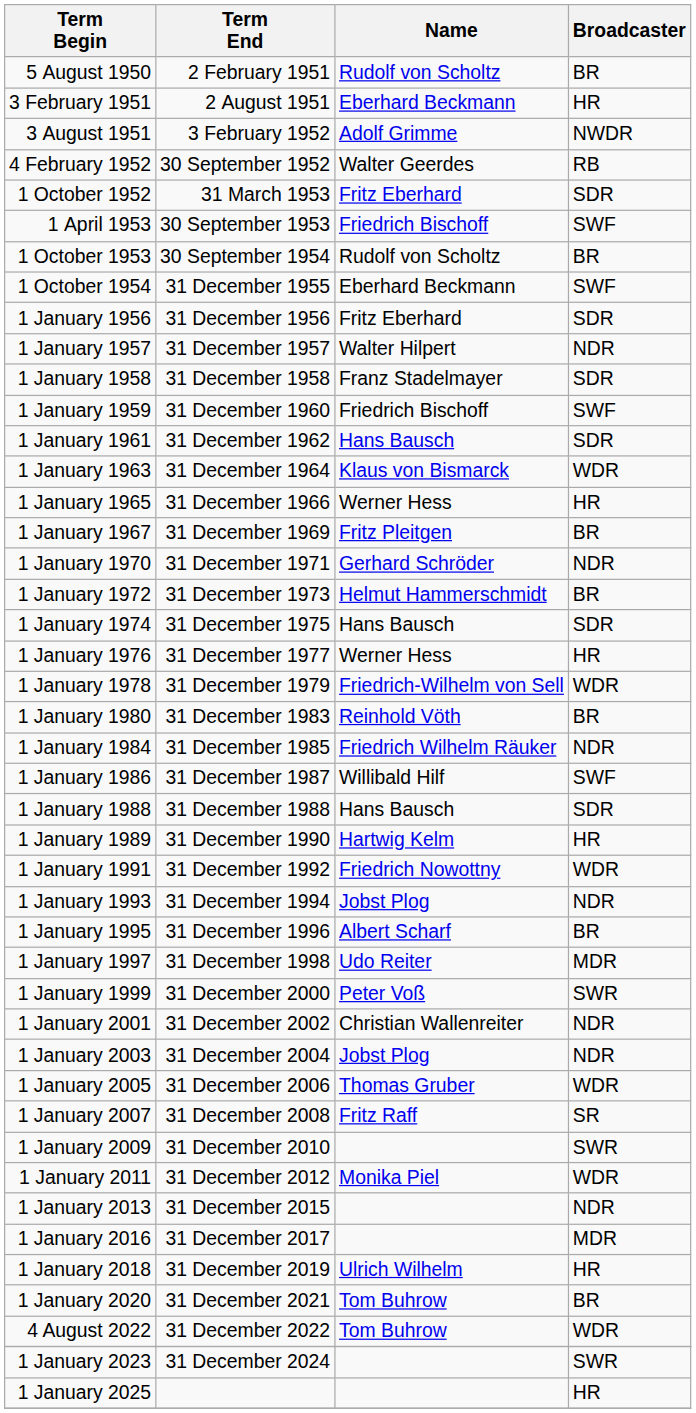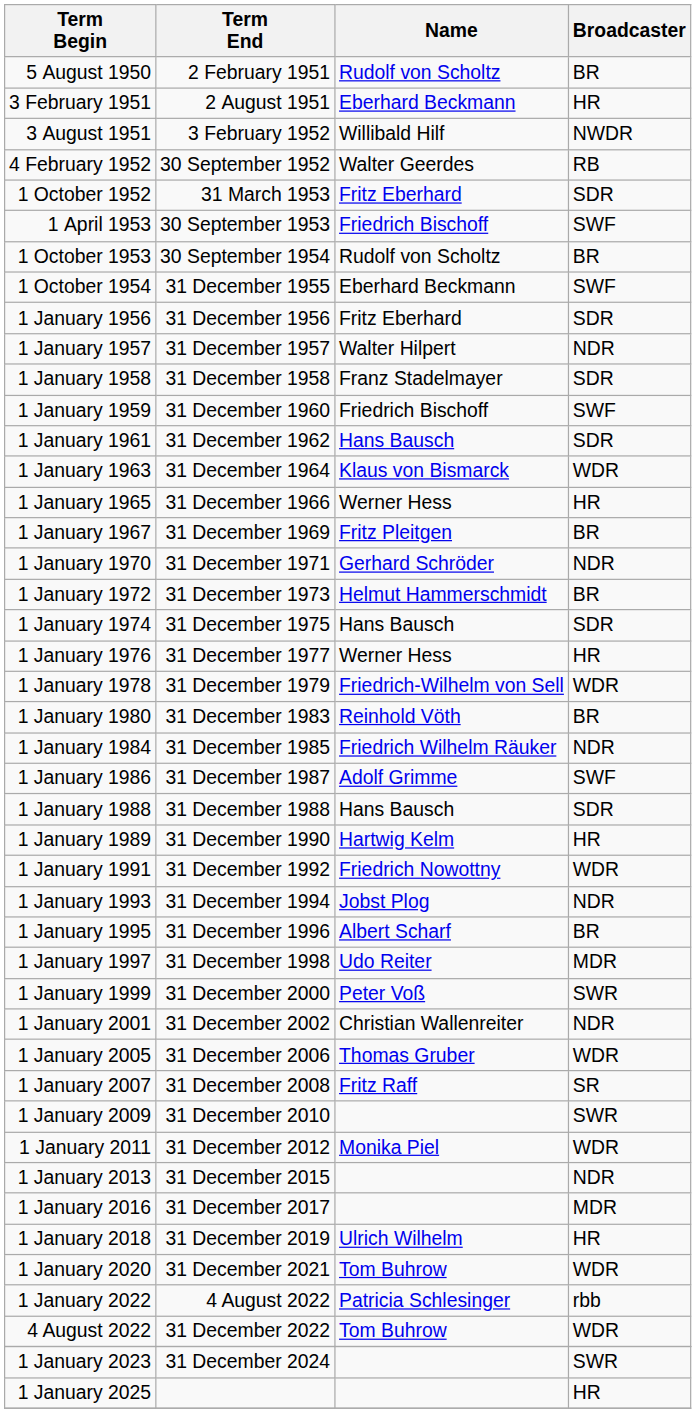(398, 133) Adolf Grimme -> (392, 133) Willibald Hilf
(392, 778) Willibald Hilf -> (398, 778) Adolf Grimme
- row: (84, 1054)
(586, 1300) BR -> (596, 1269) WDR
+ row: (84, 1300)
